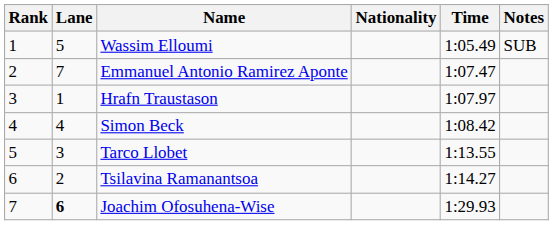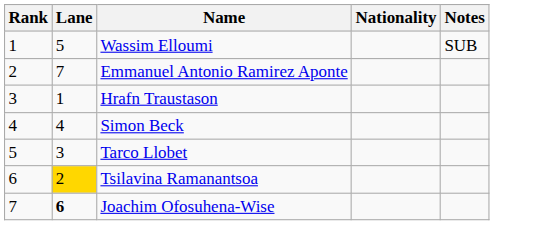- column: (470, 17)
(60, 179) no background -> (60, 179) gold background
